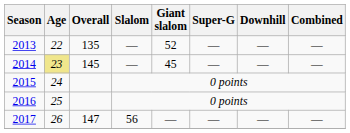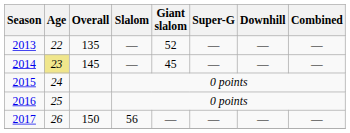(90, 119) 147 -> (90, 119) 150
